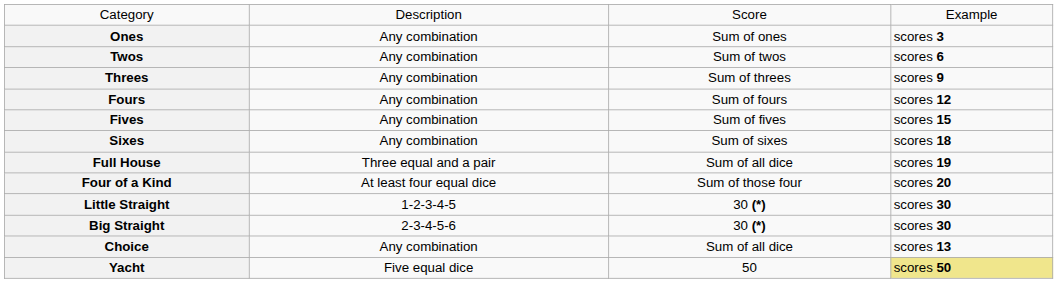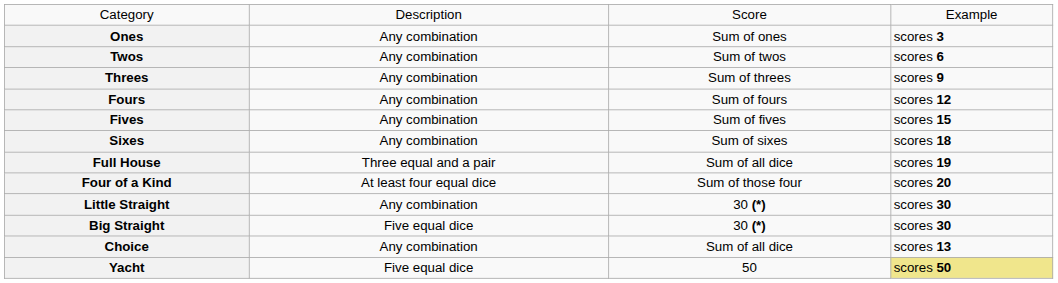(429, 204) 1-2-3-4-5 -> (429, 204) Any combination
(429, 225) 2-3-4-5-6 -> (429, 225) Five equal dice
